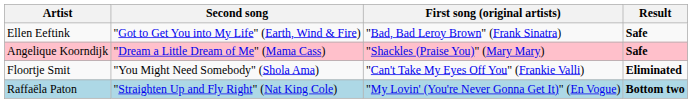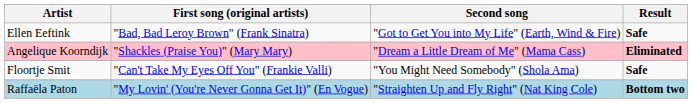columns swapped: (493, 13) <-> (237, 13)
(637, 51) Safe -> (654, 51) Eliminated
(654, 70) Eliminated -> (637, 70) Safe
